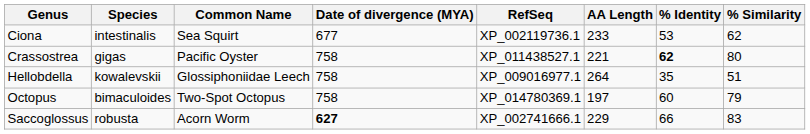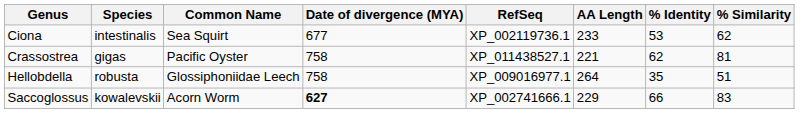(666, 56) bold -> (656, 56) normal
(734, 56) 80 -> (724, 56) 81
(128, 77) kowalevskii -> (116, 77) robusta
- row: (32, 98)
(116, 118) robusta -> (128, 98) kowalevskii
